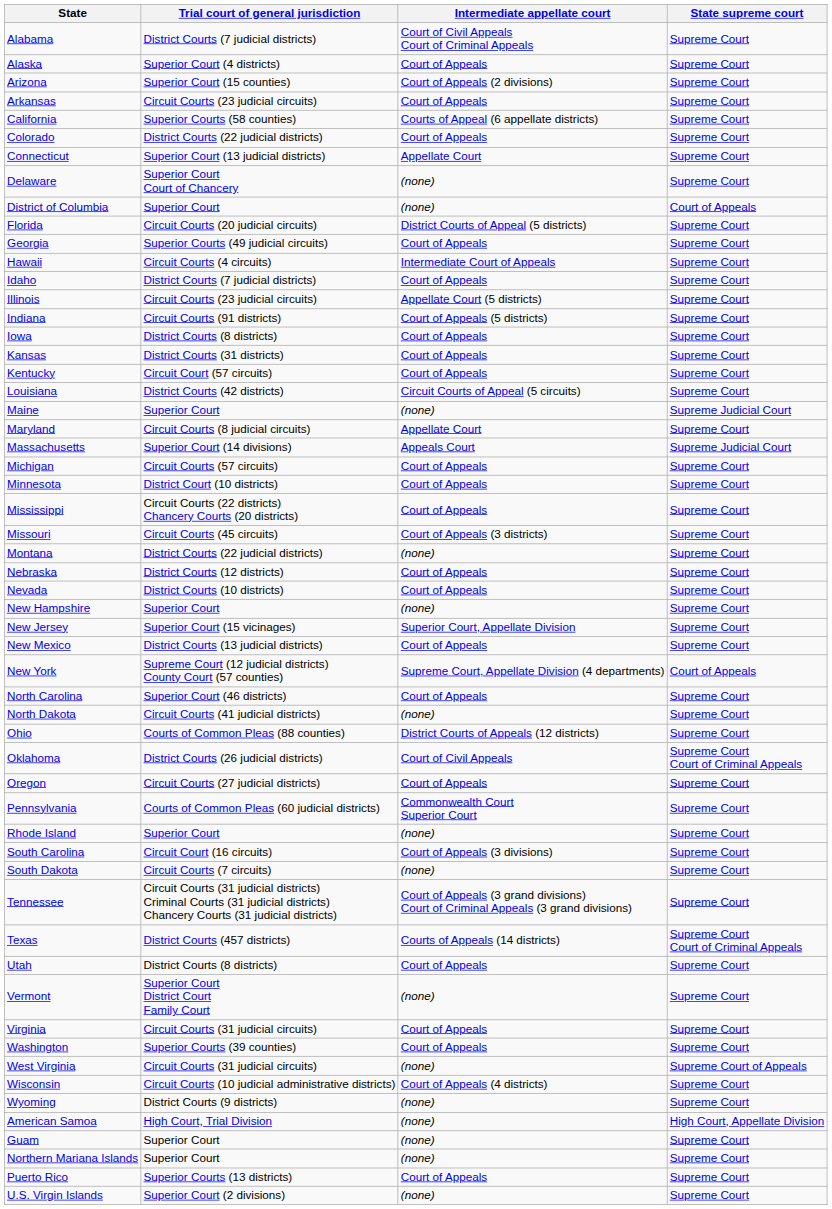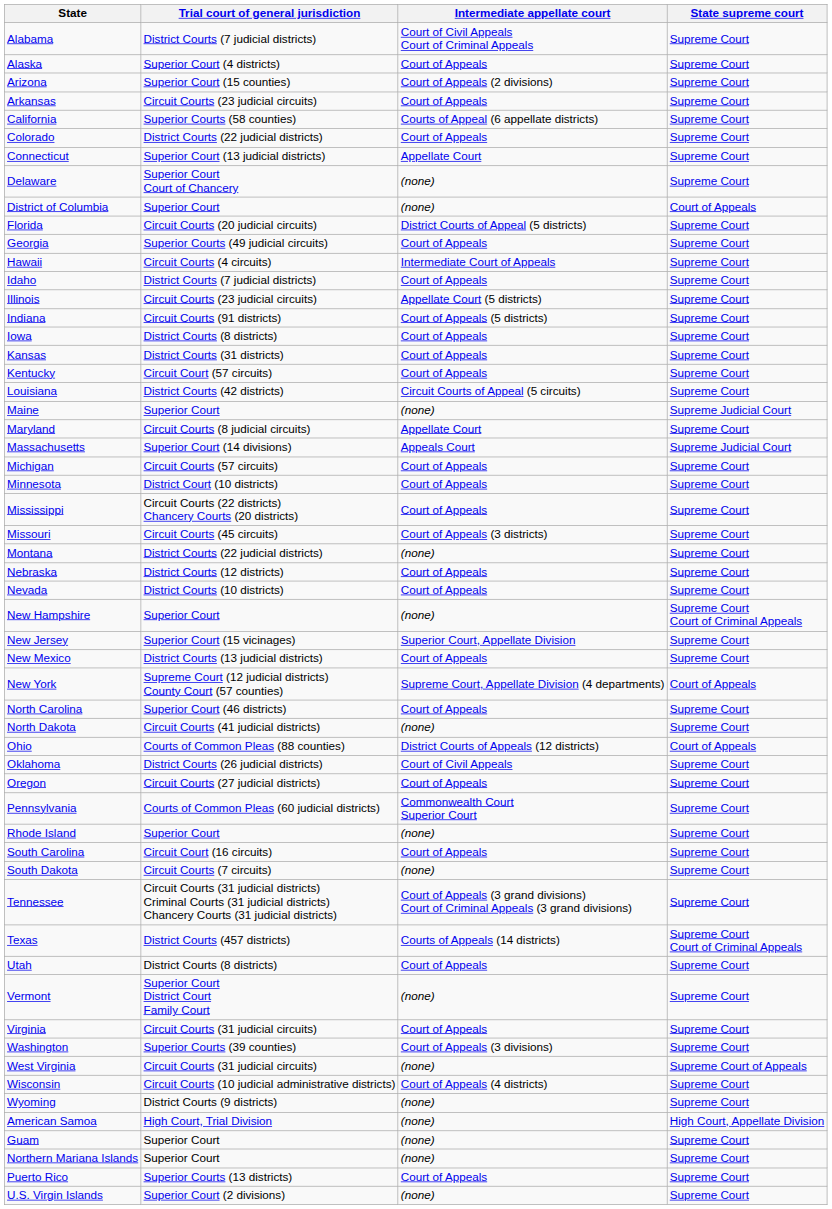(709, 608) Supreme Court -> (736, 615) Supreme Court Court of Criminal Appeals
(709, 733) Supreme Court -> (713, 746) Court of Appeals
(736, 758) Supreme Court Court of Criminal Appeals -> (709, 764) Supreme Court
(477, 852) Court of Appeals (3 divisions) -> (444, 852) Court of Appeals
(444, 1047) Court of Appeals -> (477, 1047) Court of Appeals (3 divisions)
